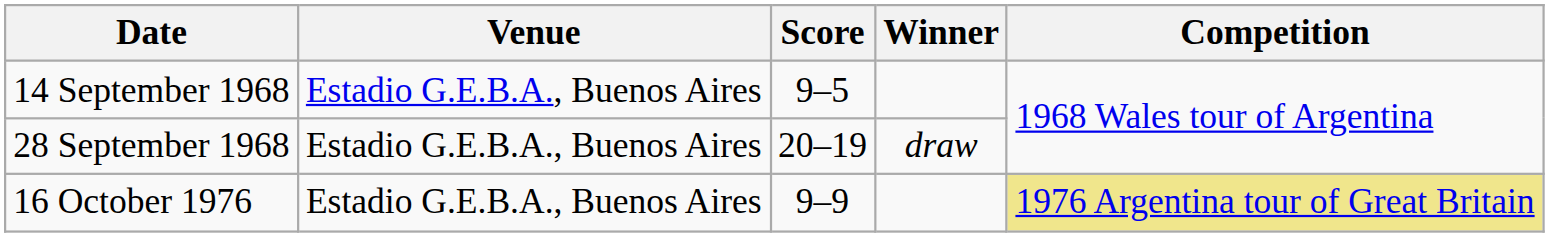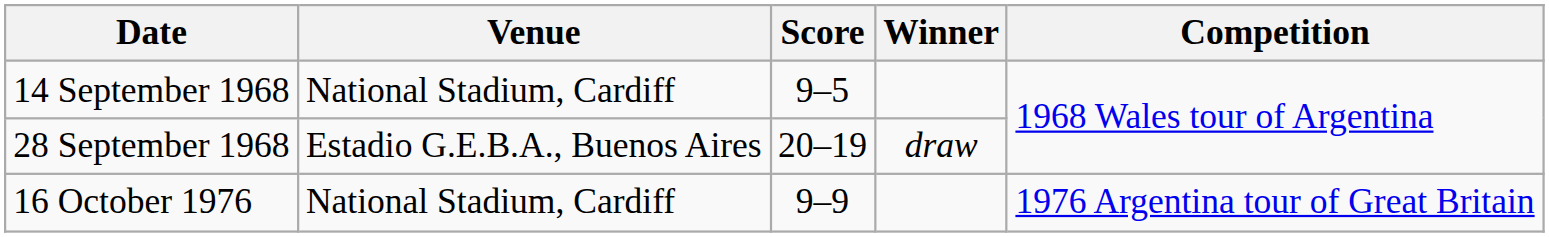(534, 88) Estadio G.E.B.A., Buenos Aires -> (491, 88) National Stadium, Cardiff
(534, 201) Estadio G.E.B.A., Buenos Aires -> (491, 201) National Stadium, Cardiff
(1275, 201) khaki background -> (1275, 201) no background
